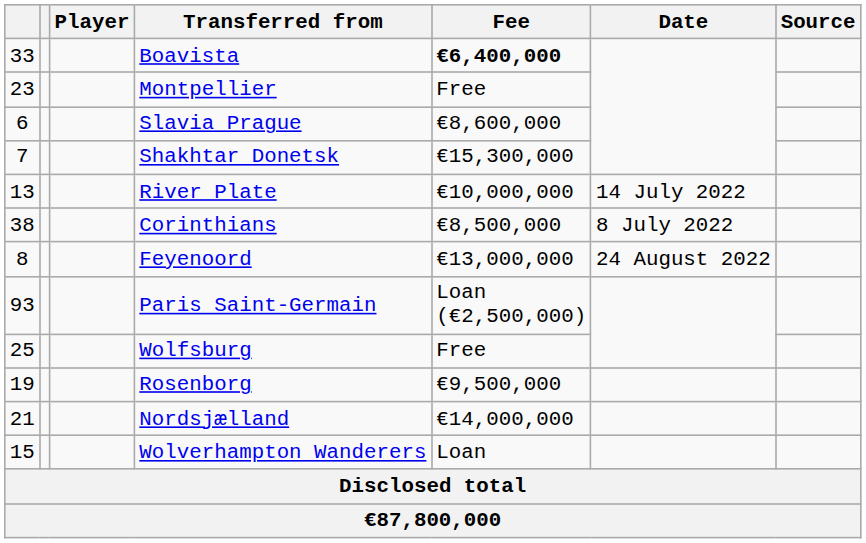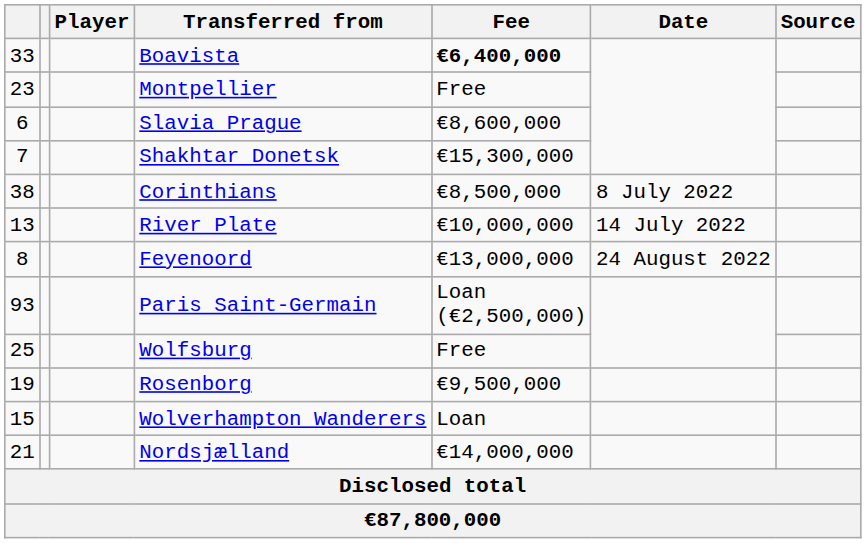rows swapped: (208, 225) <-> (208, 191)
rows swapped: (214, 419) <-> (283, 453)
